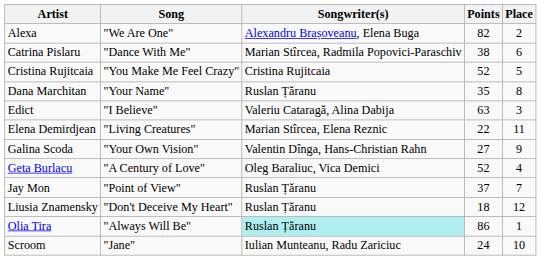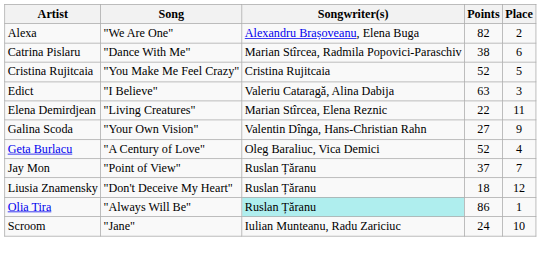- row: (47, 91)
